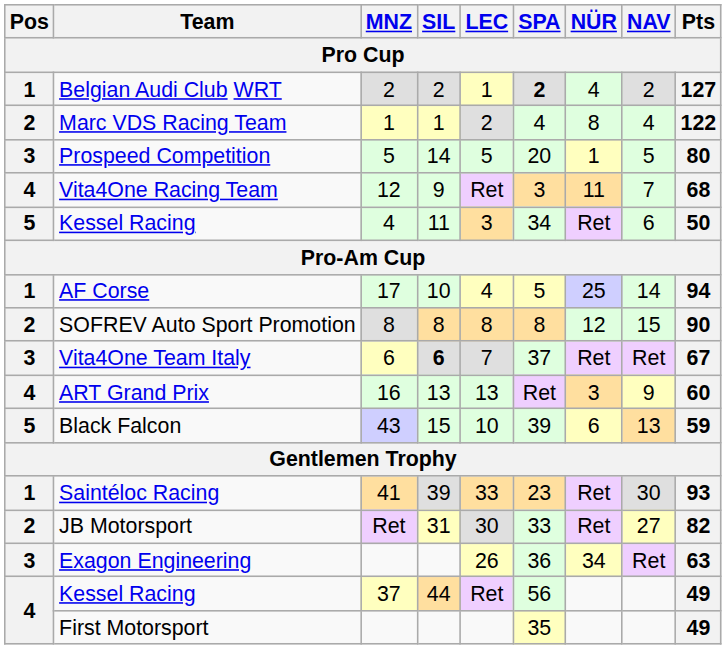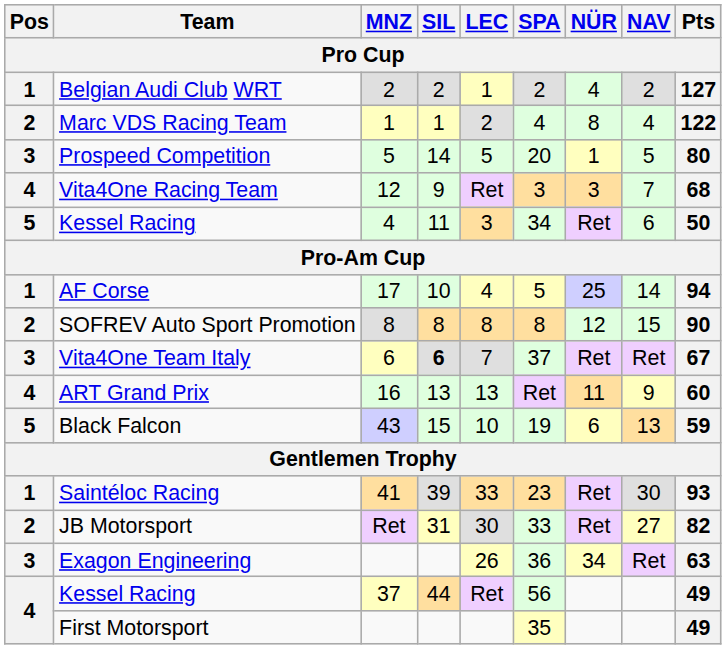(539, 89) bold -> (539, 89) normal
(594, 189) 11 -> (594, 189) 3
(594, 391) 3 -> (594, 391) 11
(539, 425) 39 -> (539, 425) 19
